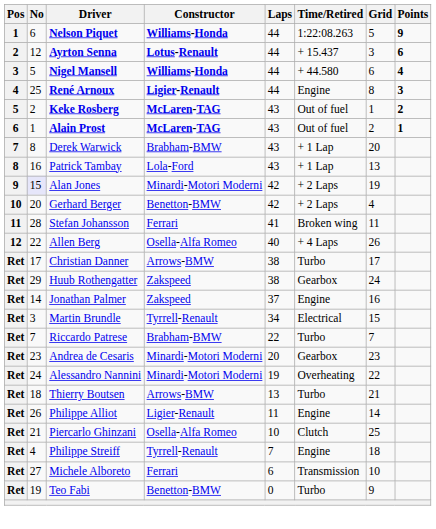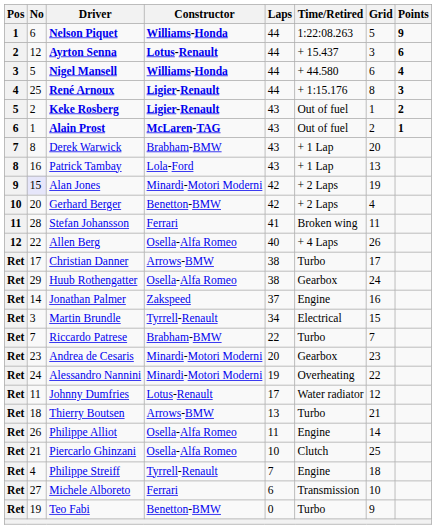(314, 90) Engine -> (323, 90) + 1:15.176
(184, 109) McLaren-TAG -> (183, 109) Ligier-Renault
(169, 280) Zakspeed -> (192, 280) Osella-Alfa Romeo
+ row: (89, 395)
(180, 414) Ligier-Renault -> (192, 433) Osella-Alfa Romeo
